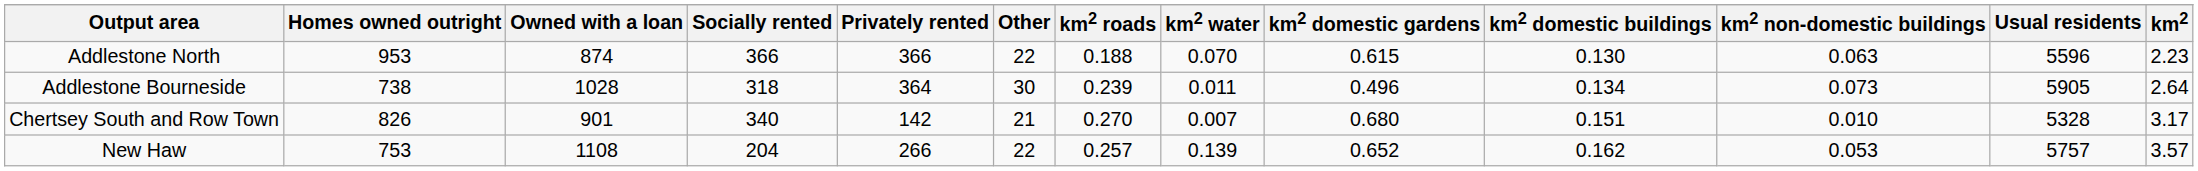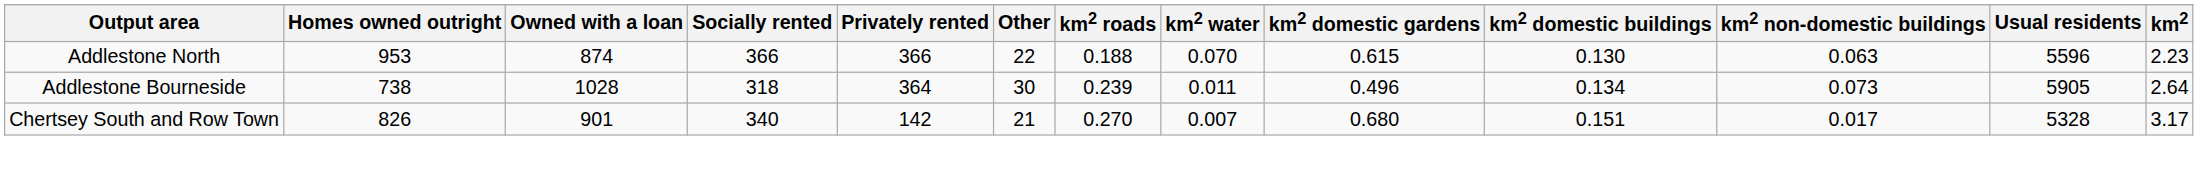(1853, 119) 0.010 -> (1853, 119) 0.017
- row: (144, 150)
